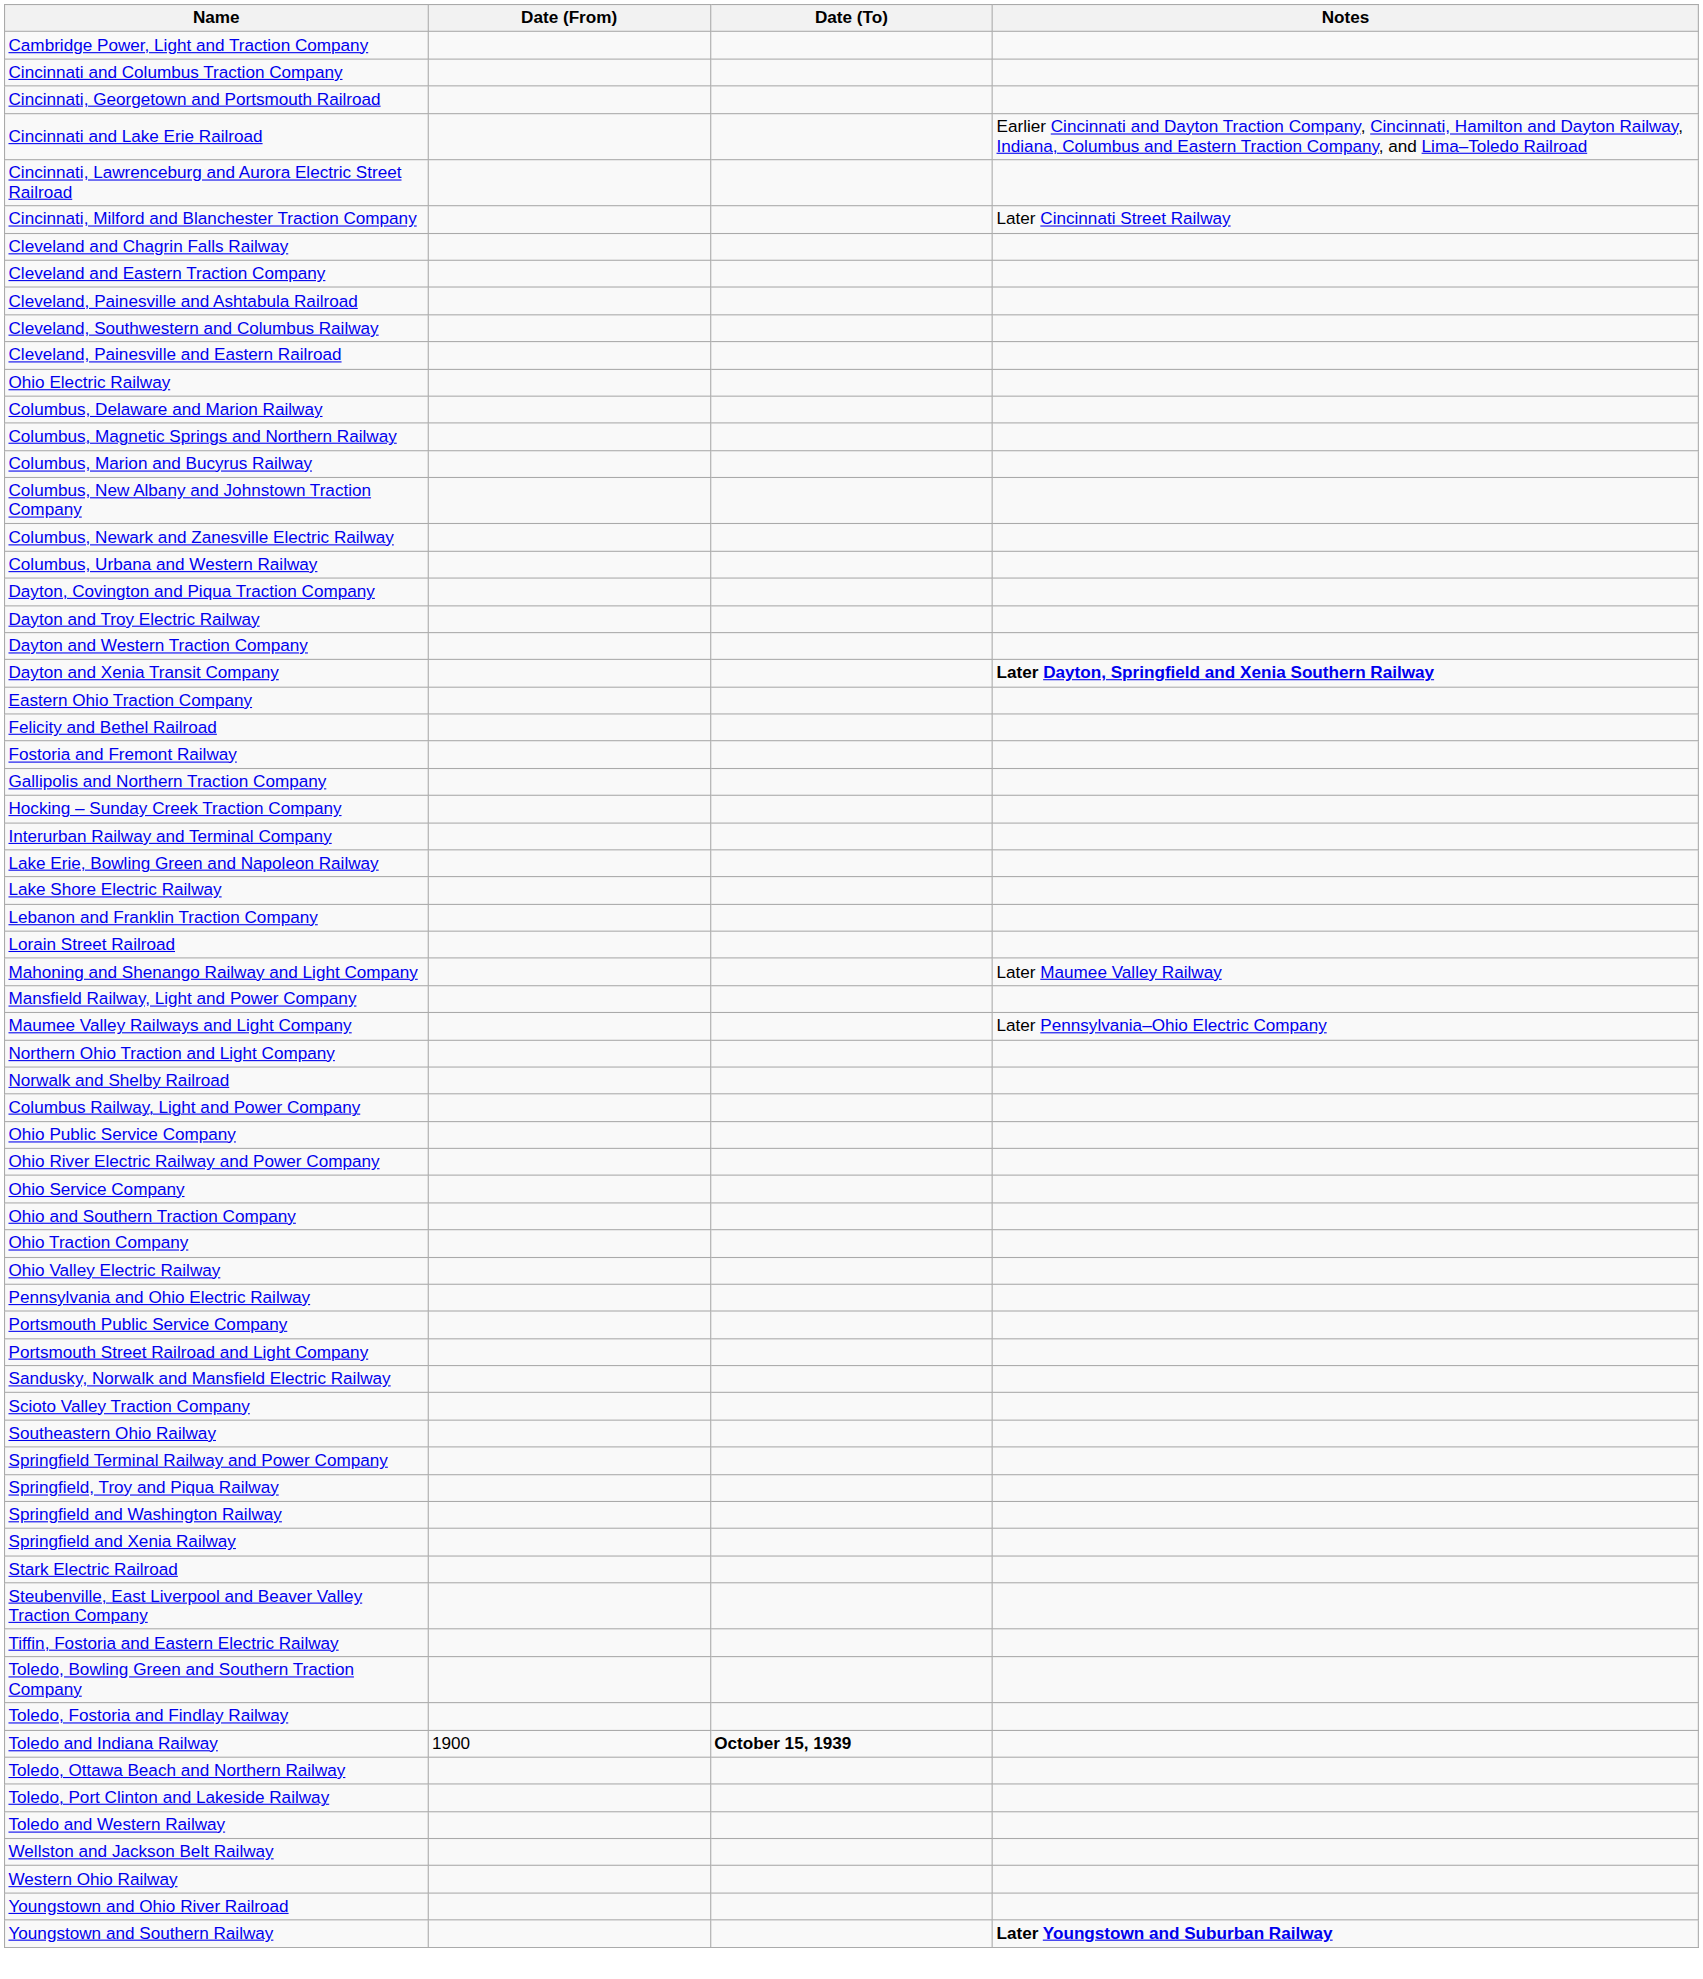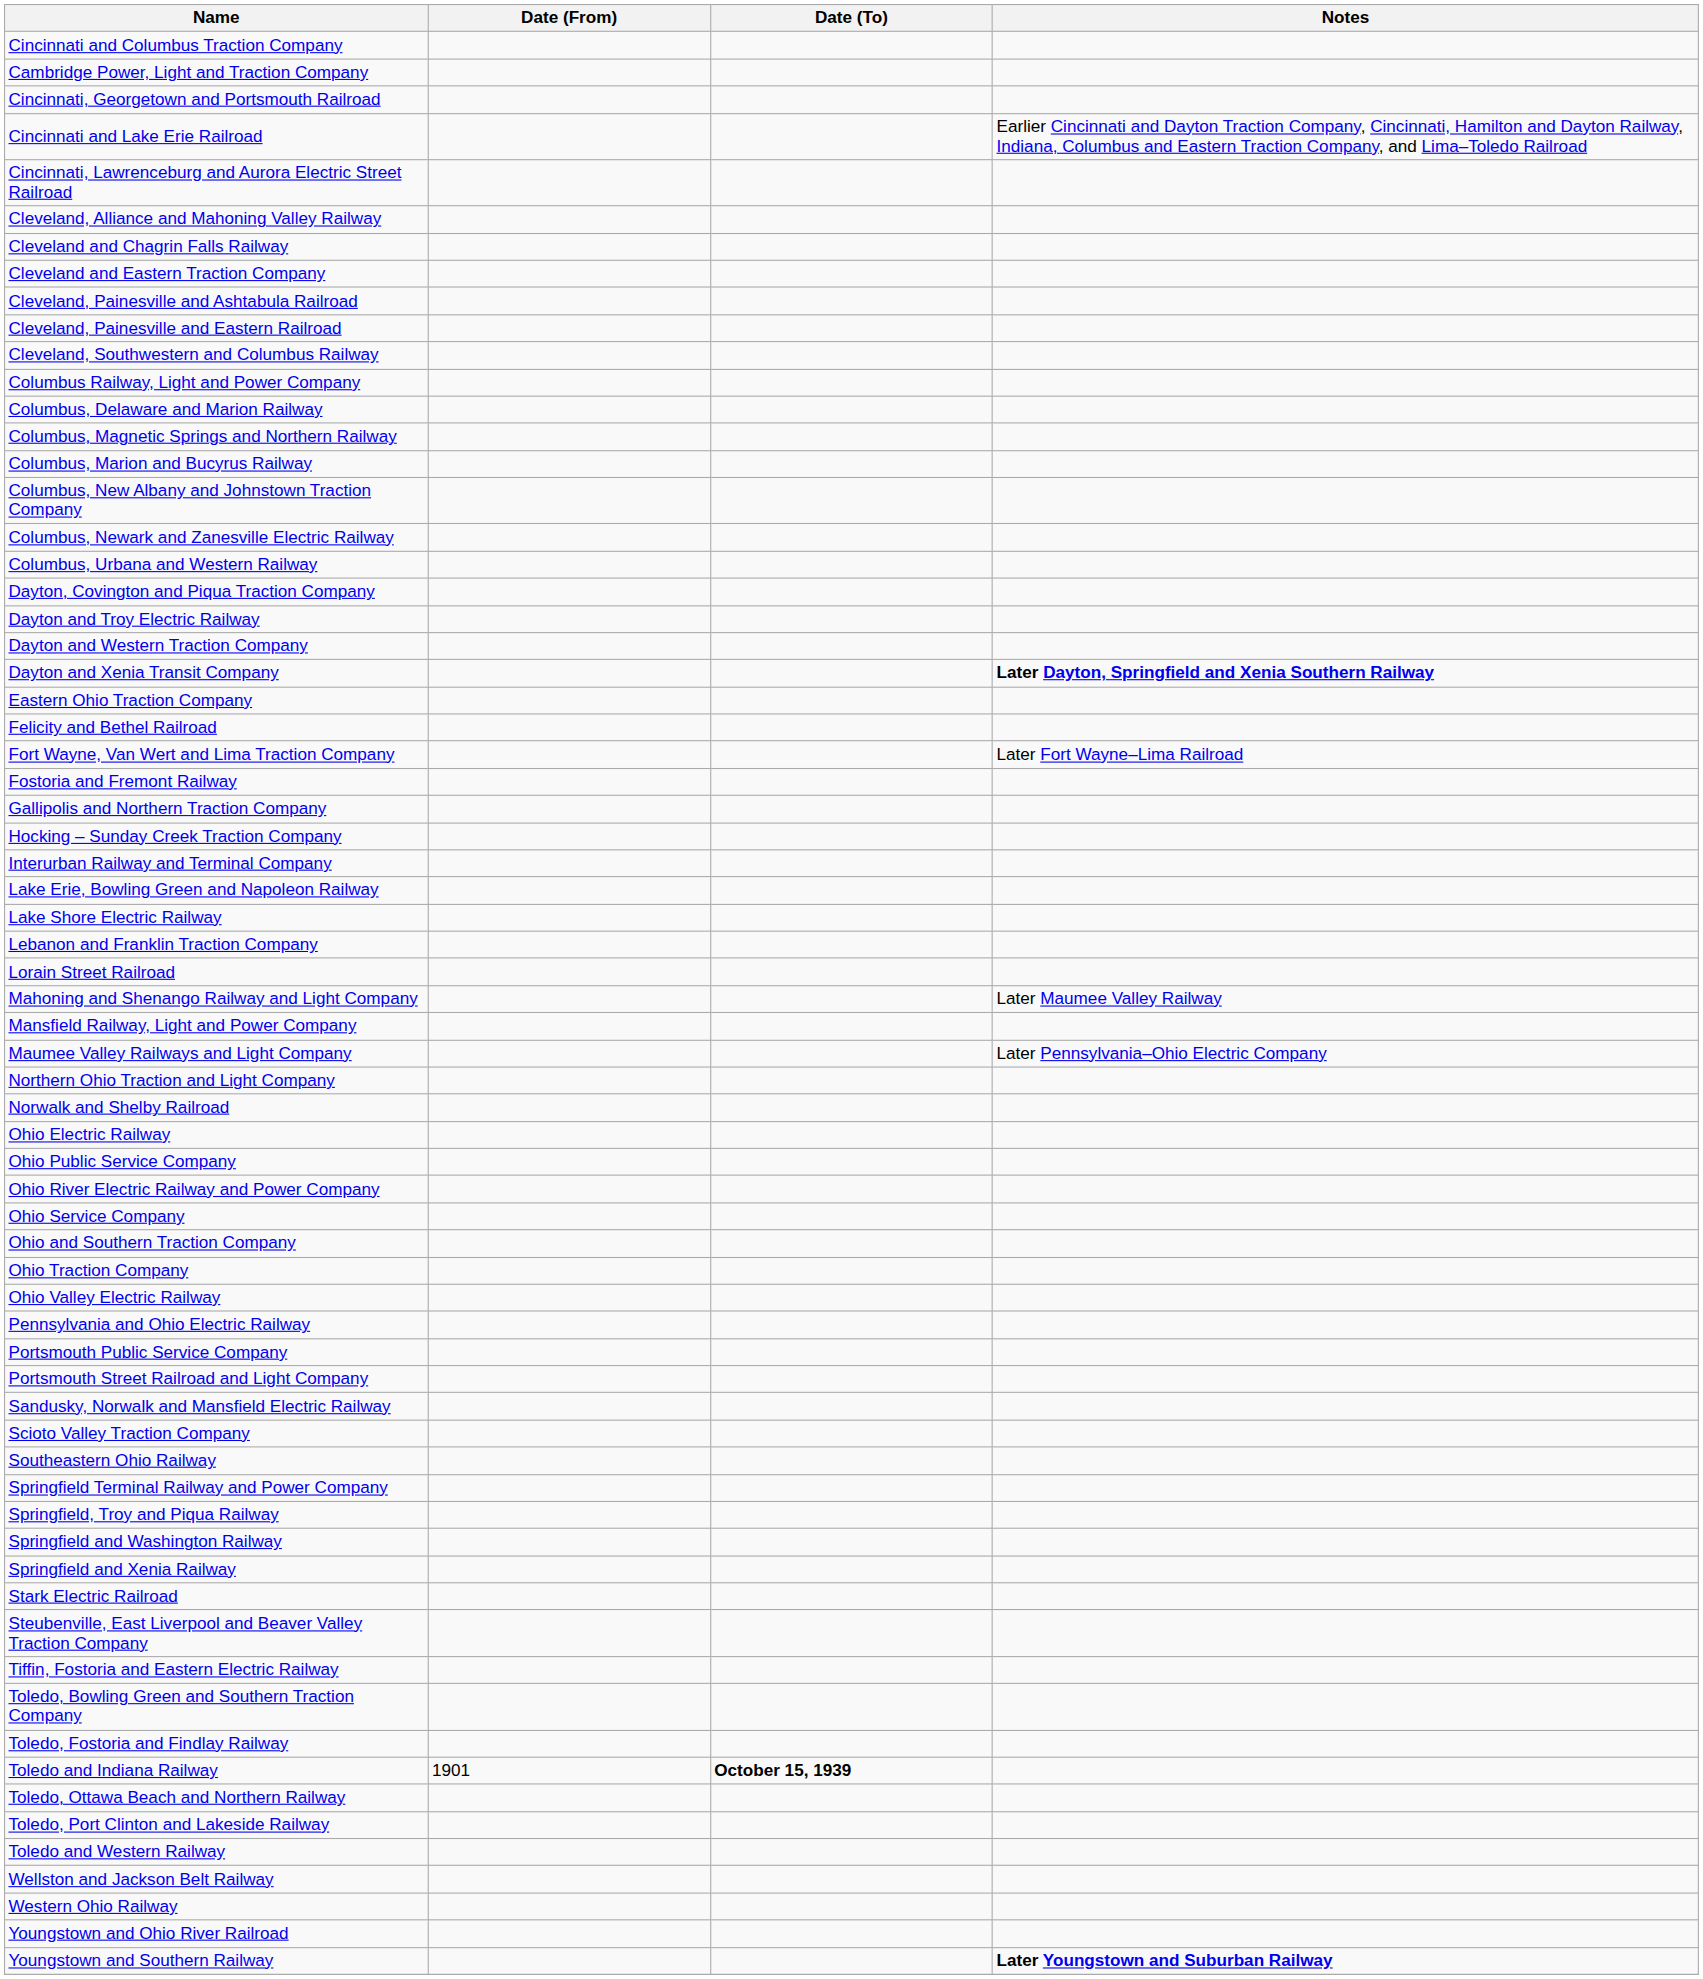rows swapped: (188, 45) <-> (175, 72)
- row: (213, 219)
+ row: (195, 219)
rows swapped: (175, 355) <-> (194, 328)
rows swapped: (184, 1107) <-> (89, 382)
+ row: (201, 754)
(451, 1743) 1900 -> (451, 1770) 1901
